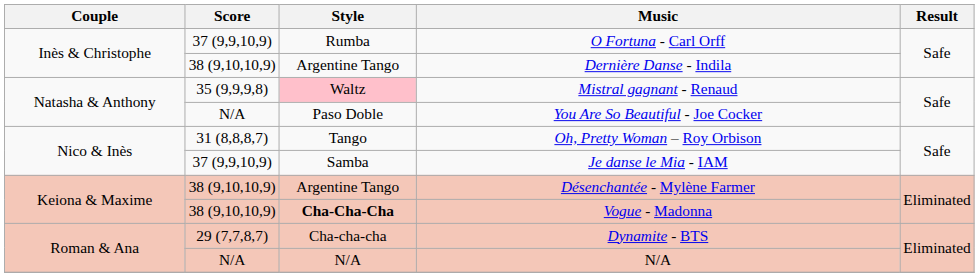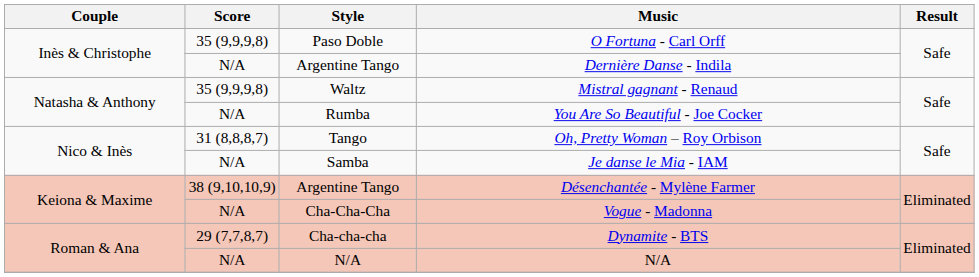(232, 41) 37 (9,9,10,9) -> (232, 41) 35 (9,9,9,8)
(348, 41) Rumba -> (348, 41) Paso Doble
(232, 65) 38 (9,10,10,9) -> (232, 65) N/A
(348, 89) pink background -> (348, 89) no background
(348, 114) Paso Doble -> (348, 114) Rumba
(232, 162) 37 (9,9,10,9) -> (232, 162) N/A
(232, 211) 38 (9,10,10,9) -> (232, 211) N/A
(348, 211) bold -> (348, 211) normal
